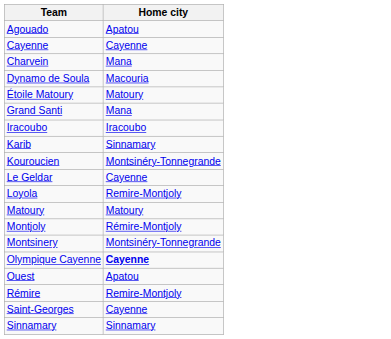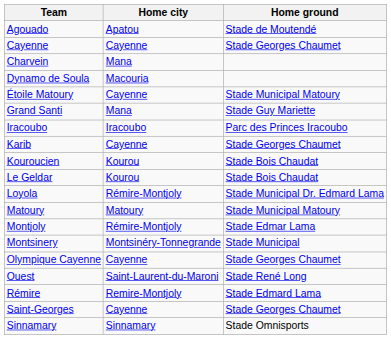+ column: (305, 12)
(125, 95) Matoury -> (127, 95) Cayenne
(131, 144) Sinnamary -> (127, 144) Cayenne
(163, 161) Montsinéry-Tonnegrande -> (123, 161) Kourou
(127, 177) Cayenne -> (123, 177) Kourou
(144, 194) Remire-Montjoly -> (144, 194) Rémire-Montjoly
(127, 260) bold -> (127, 260) normal
(122, 276) Apatou -> (162, 276) Saint-Laurent-du-Maroni
